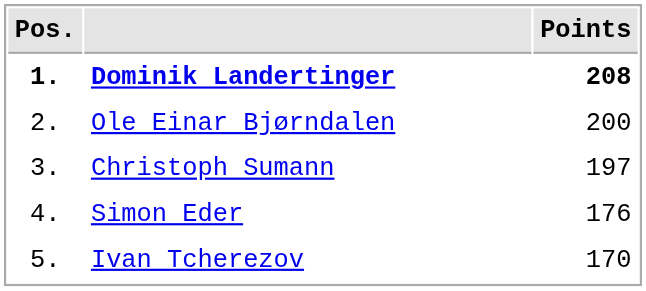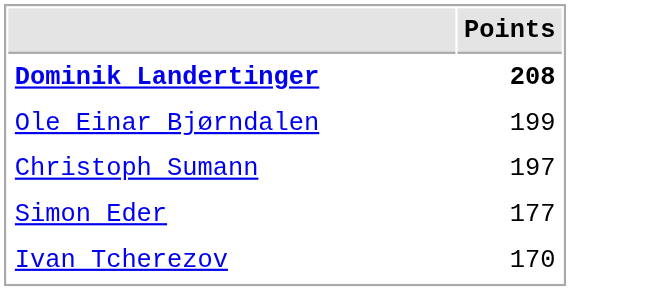- column: (45, 30)
(609, 123) 200 -> (533, 123) 199
(609, 214) 176 -> (533, 214) 177
